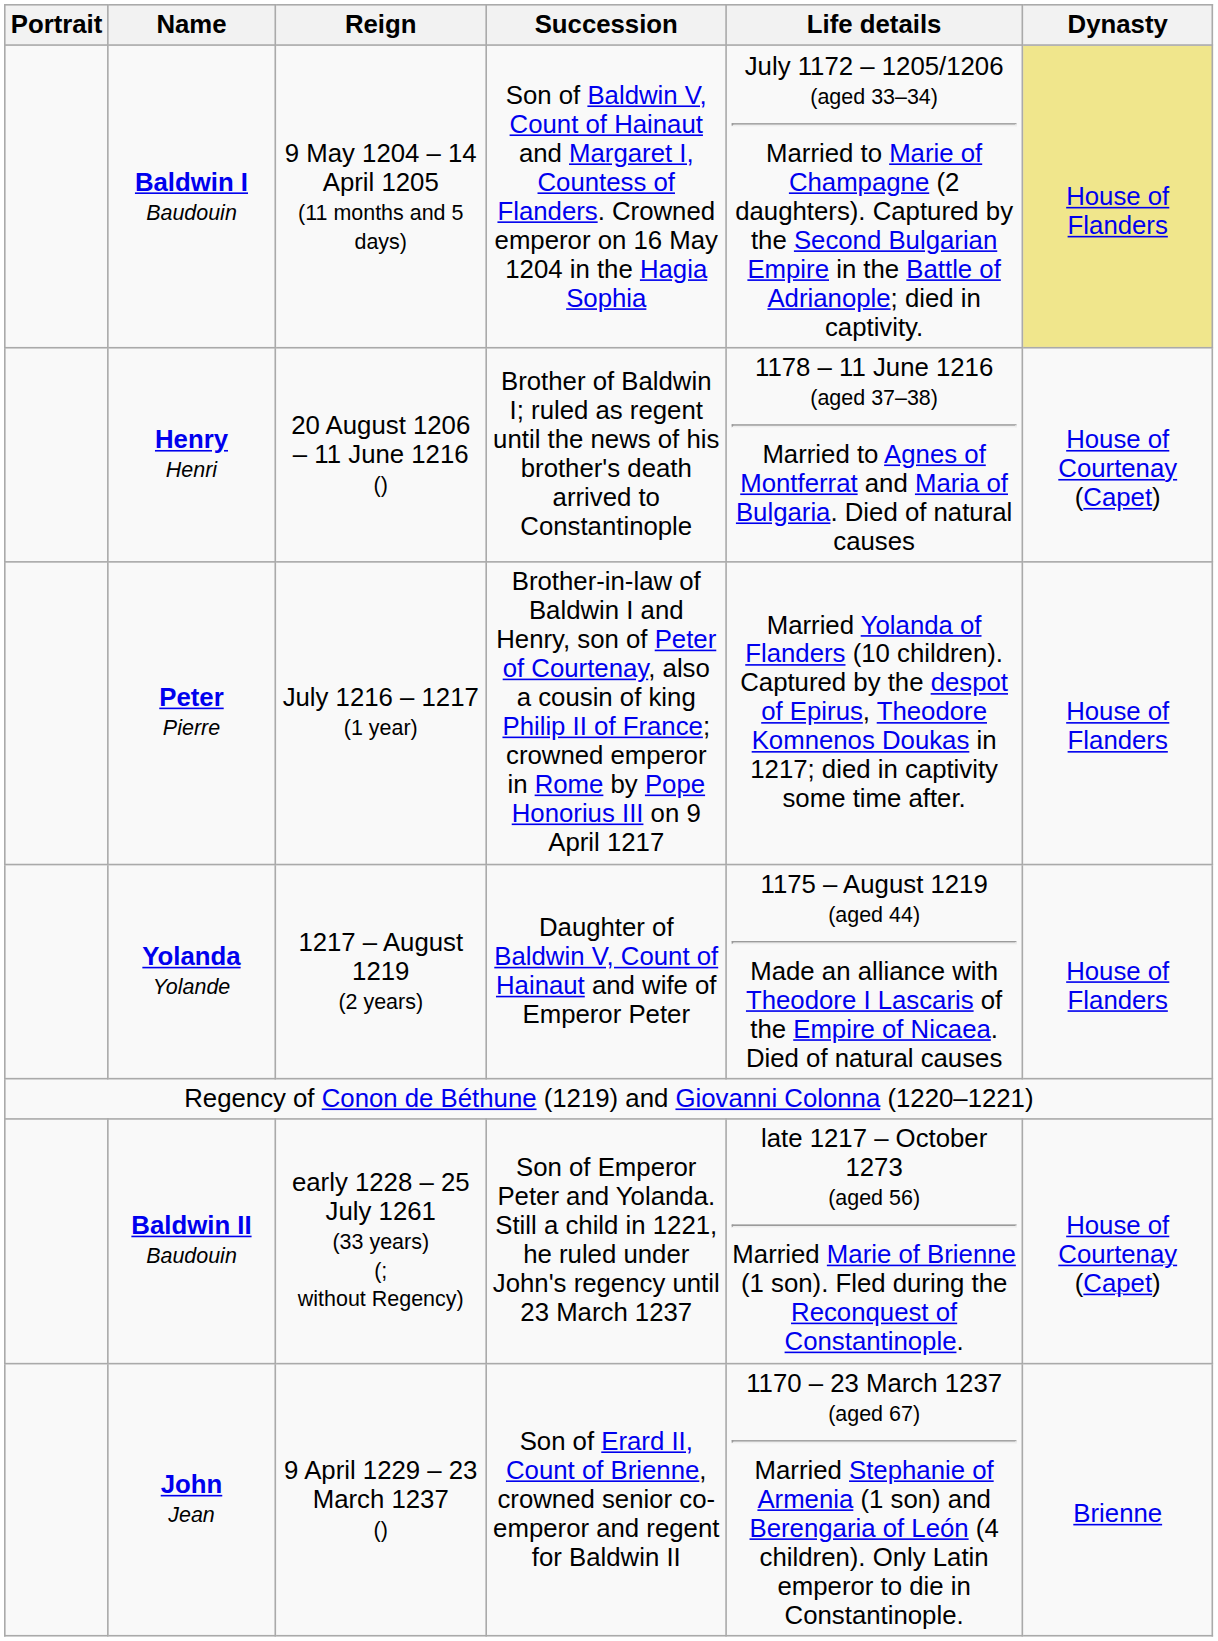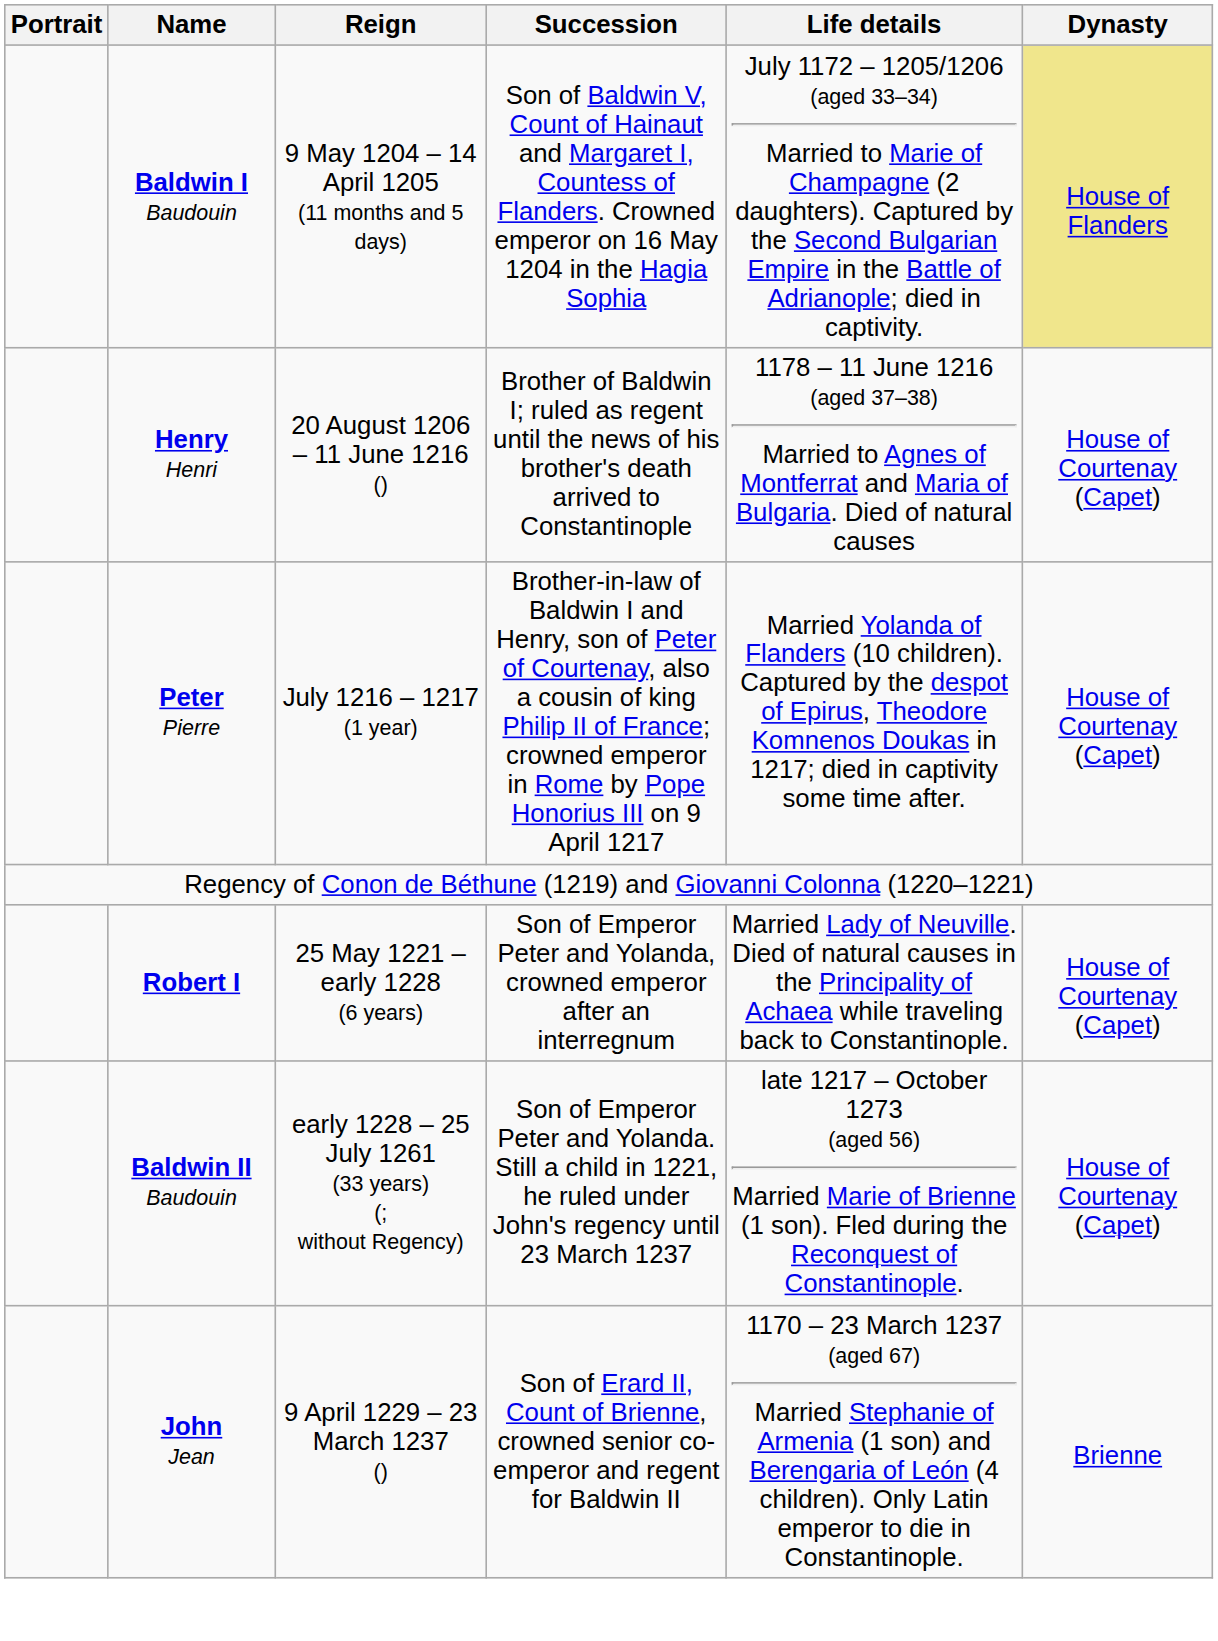(1118, 727) House of Flanders -> (1118, 727) House of Courtenay (Capet)
- row: (191, 970)
+ row: (191, 982)
